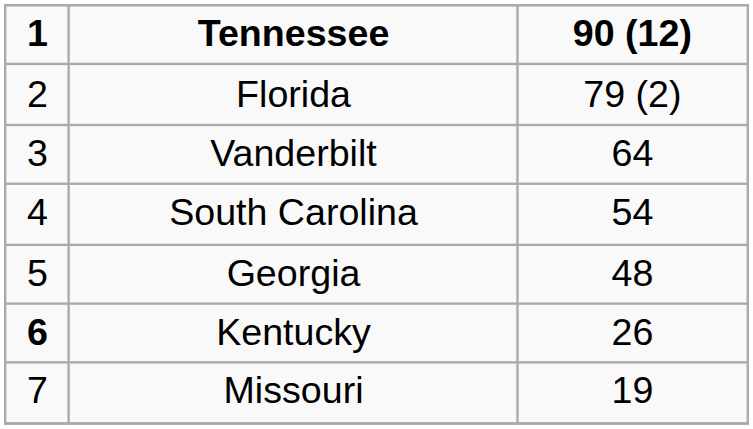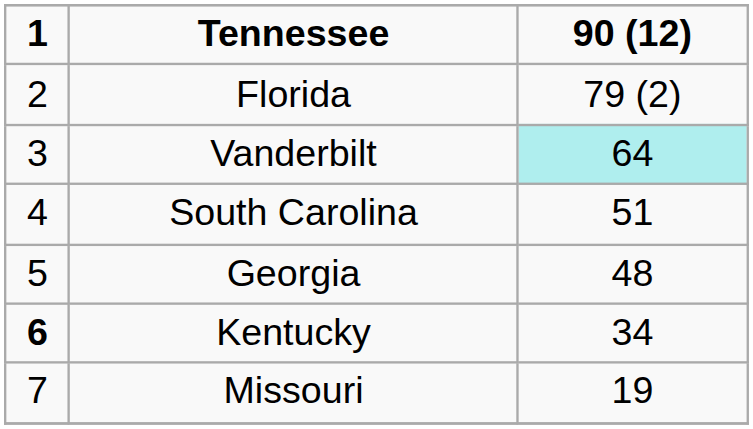(632, 153) no background -> (632, 153) paleturquoise background
(632, 213) 54 -> (632, 213) 51
(632, 332) 26 -> (632, 332) 34
